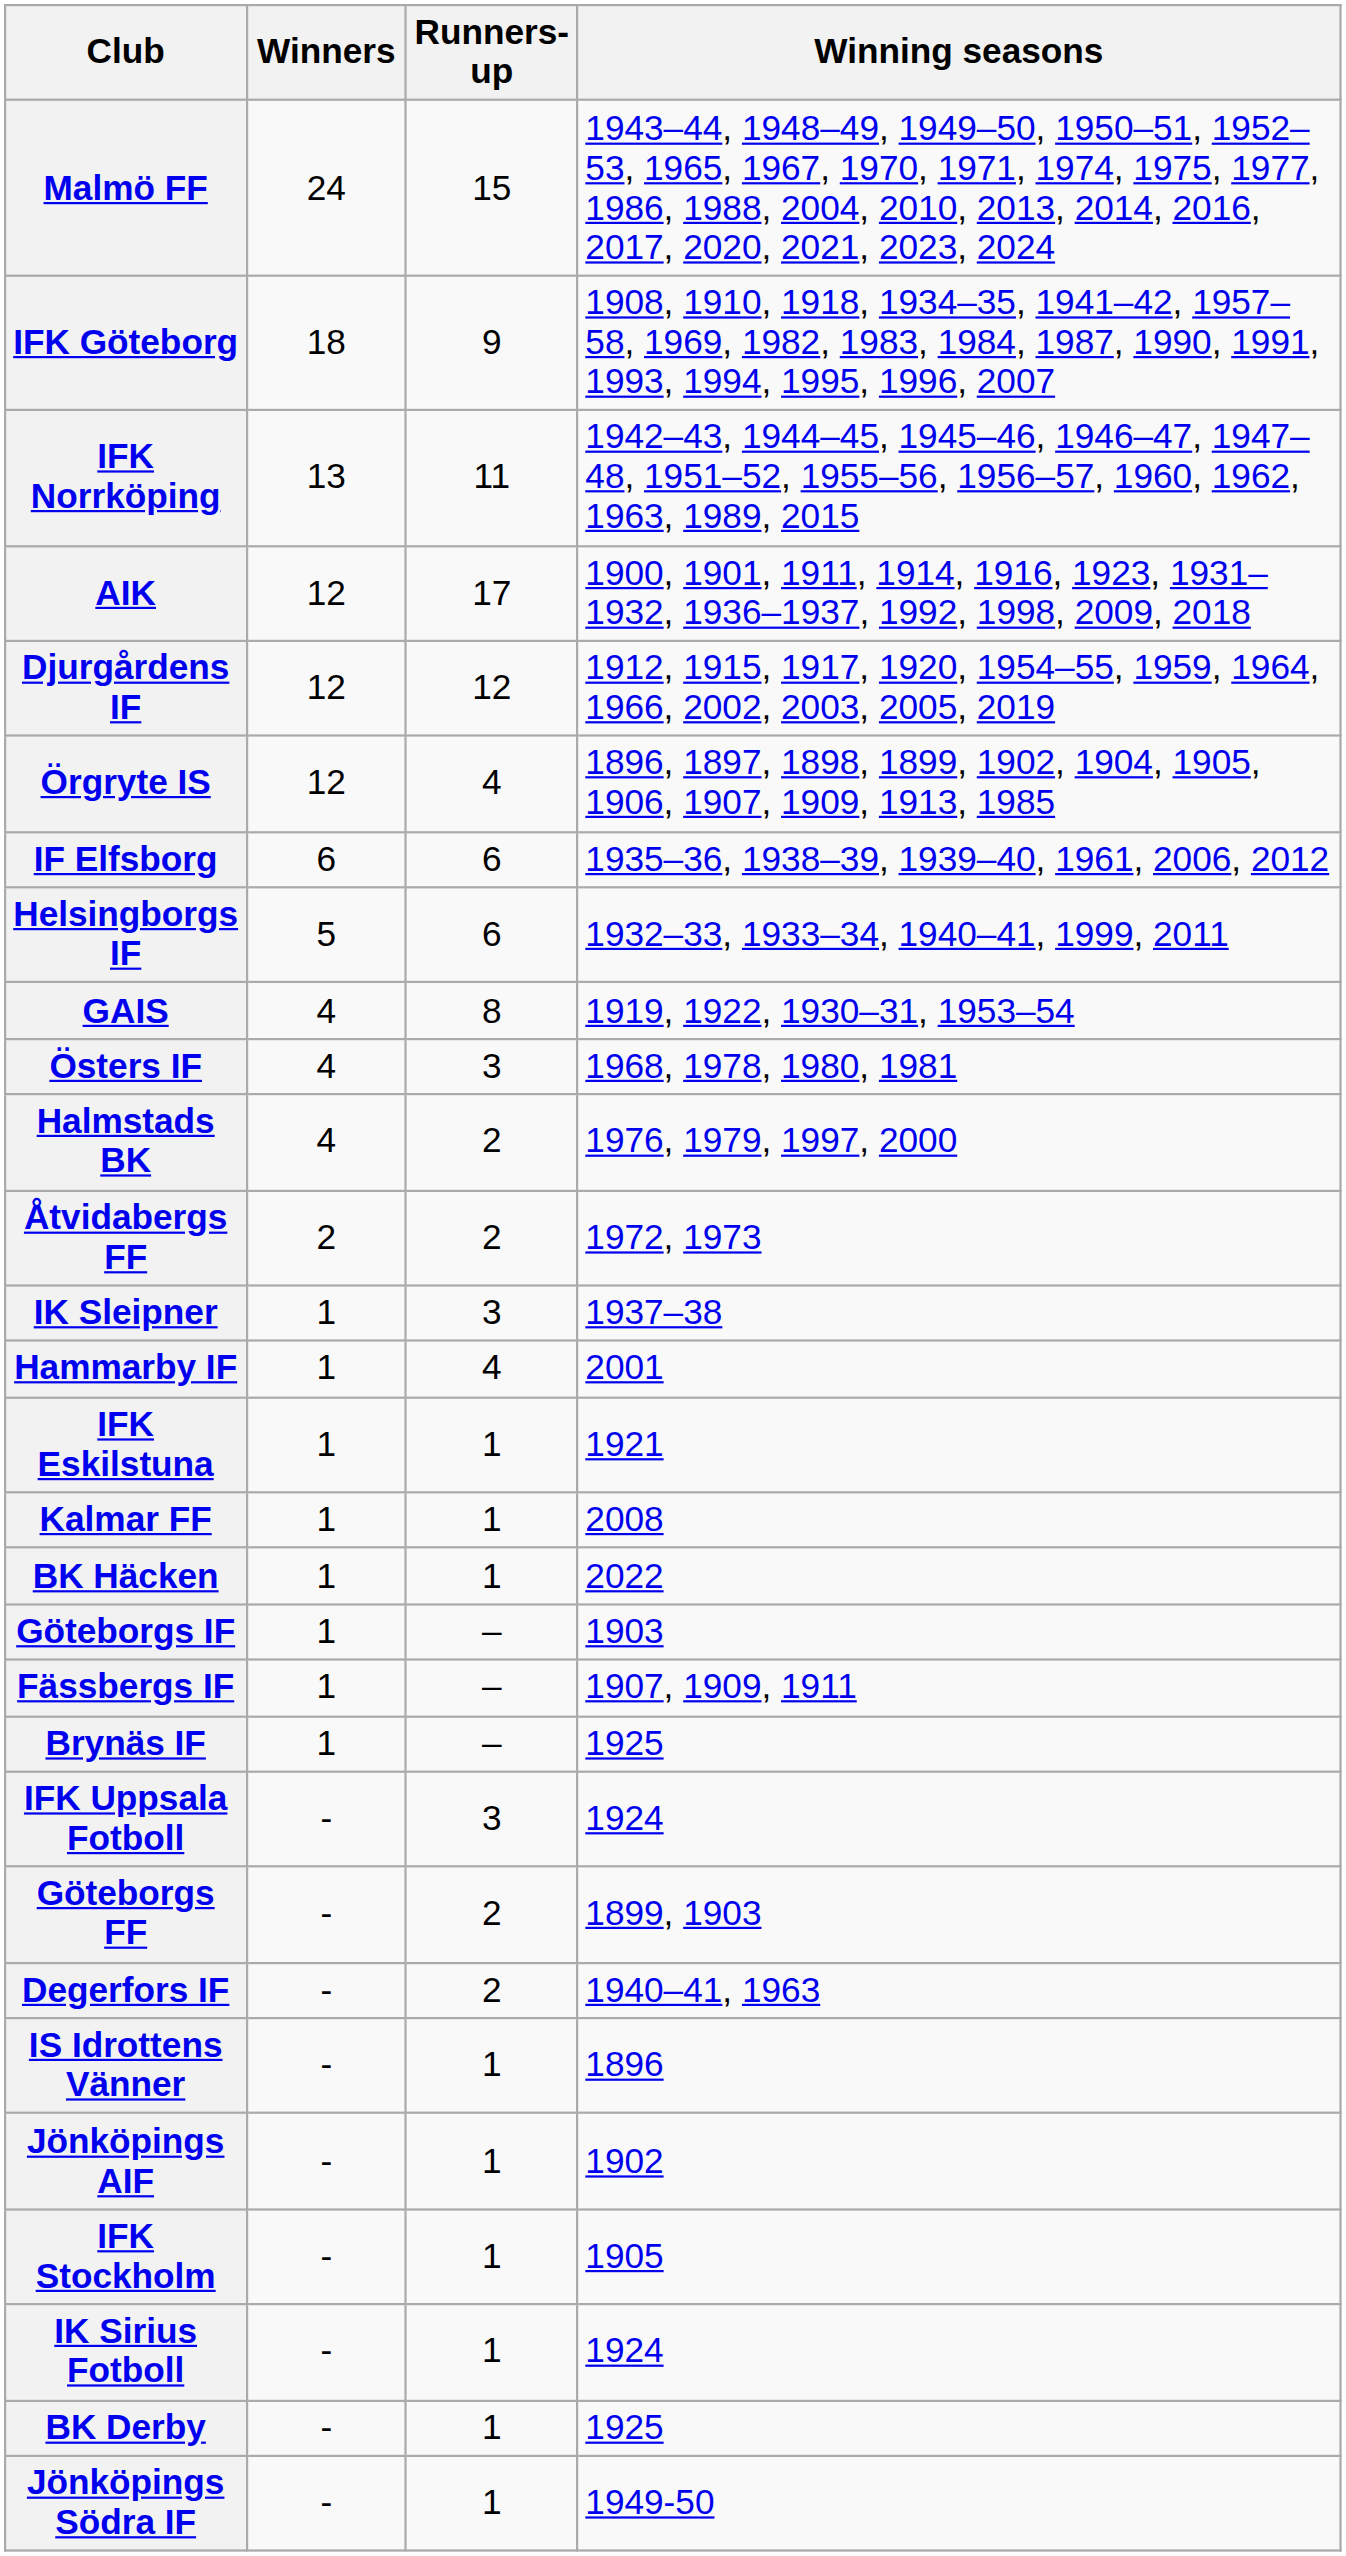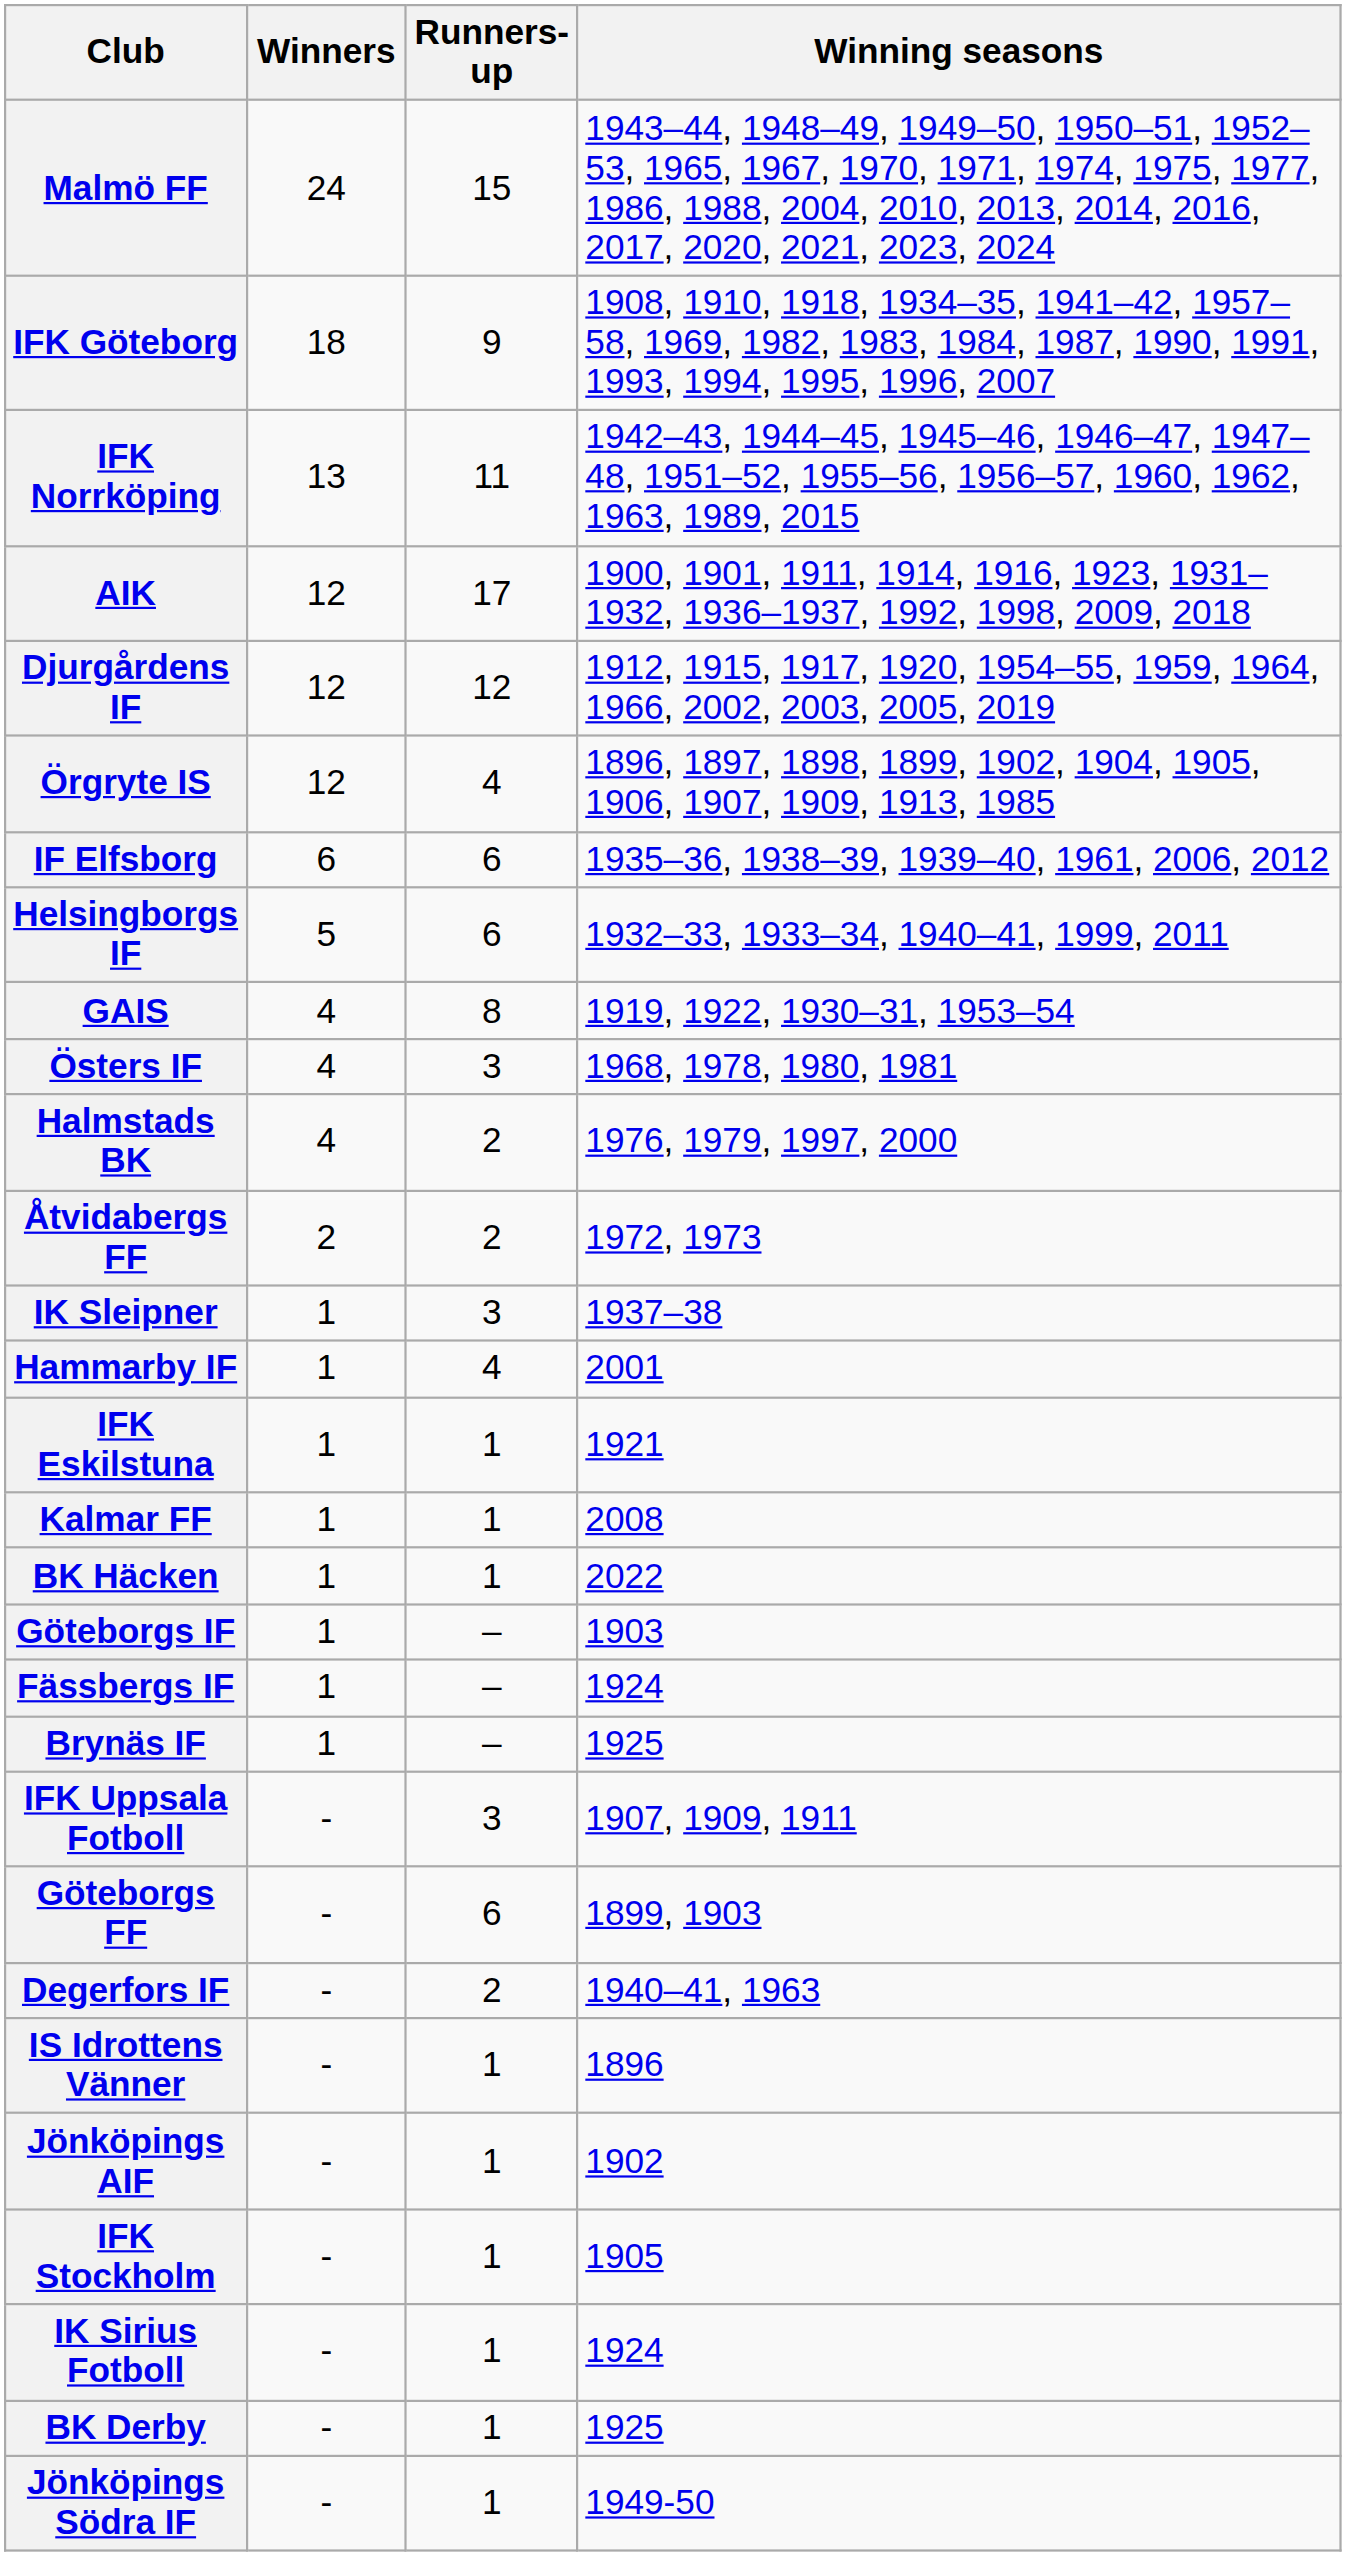(721, 1687) 1907, 1909, 1911 -> (624, 1687) 1924
(624, 1818) 1924 -> (721, 1818) 1907, 1909, 1911
(492, 1913) 2 -> (492, 1913) 6
